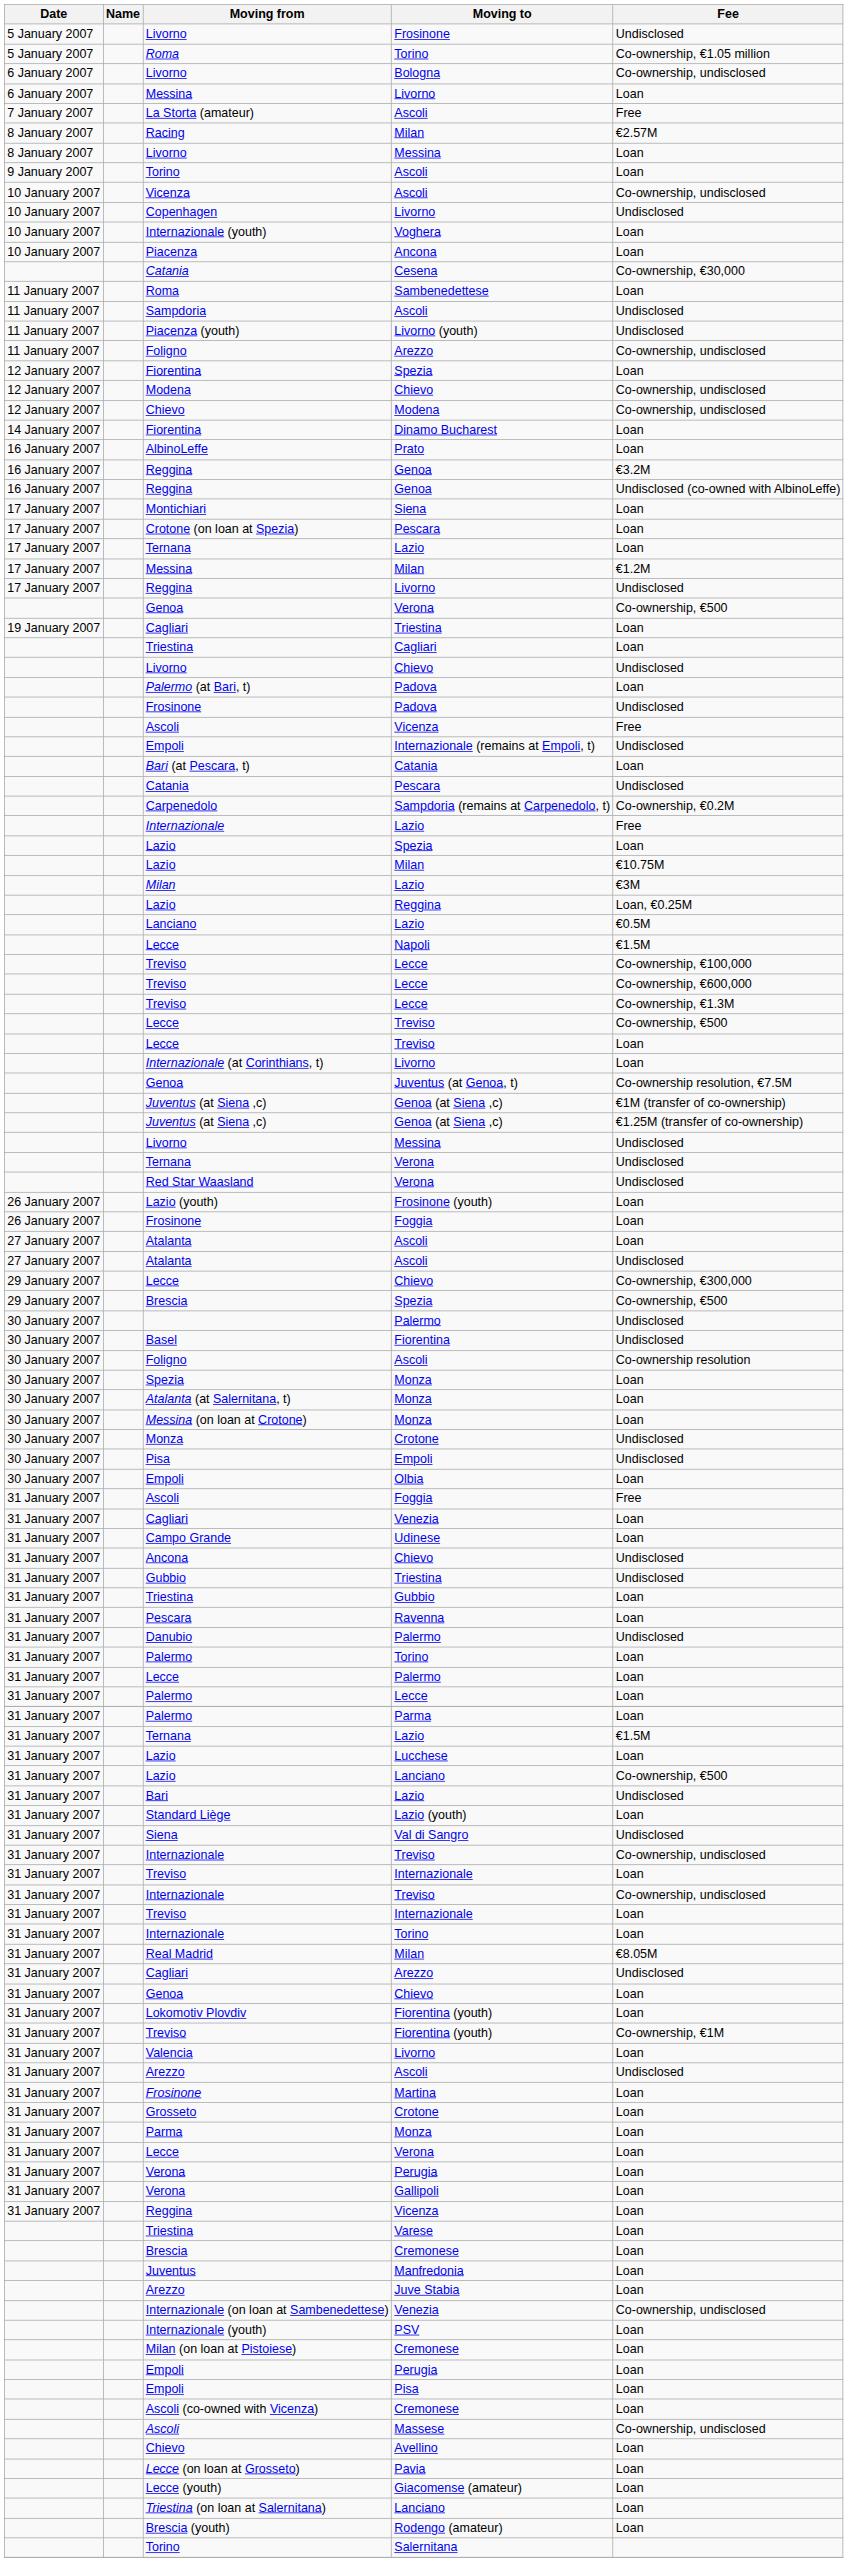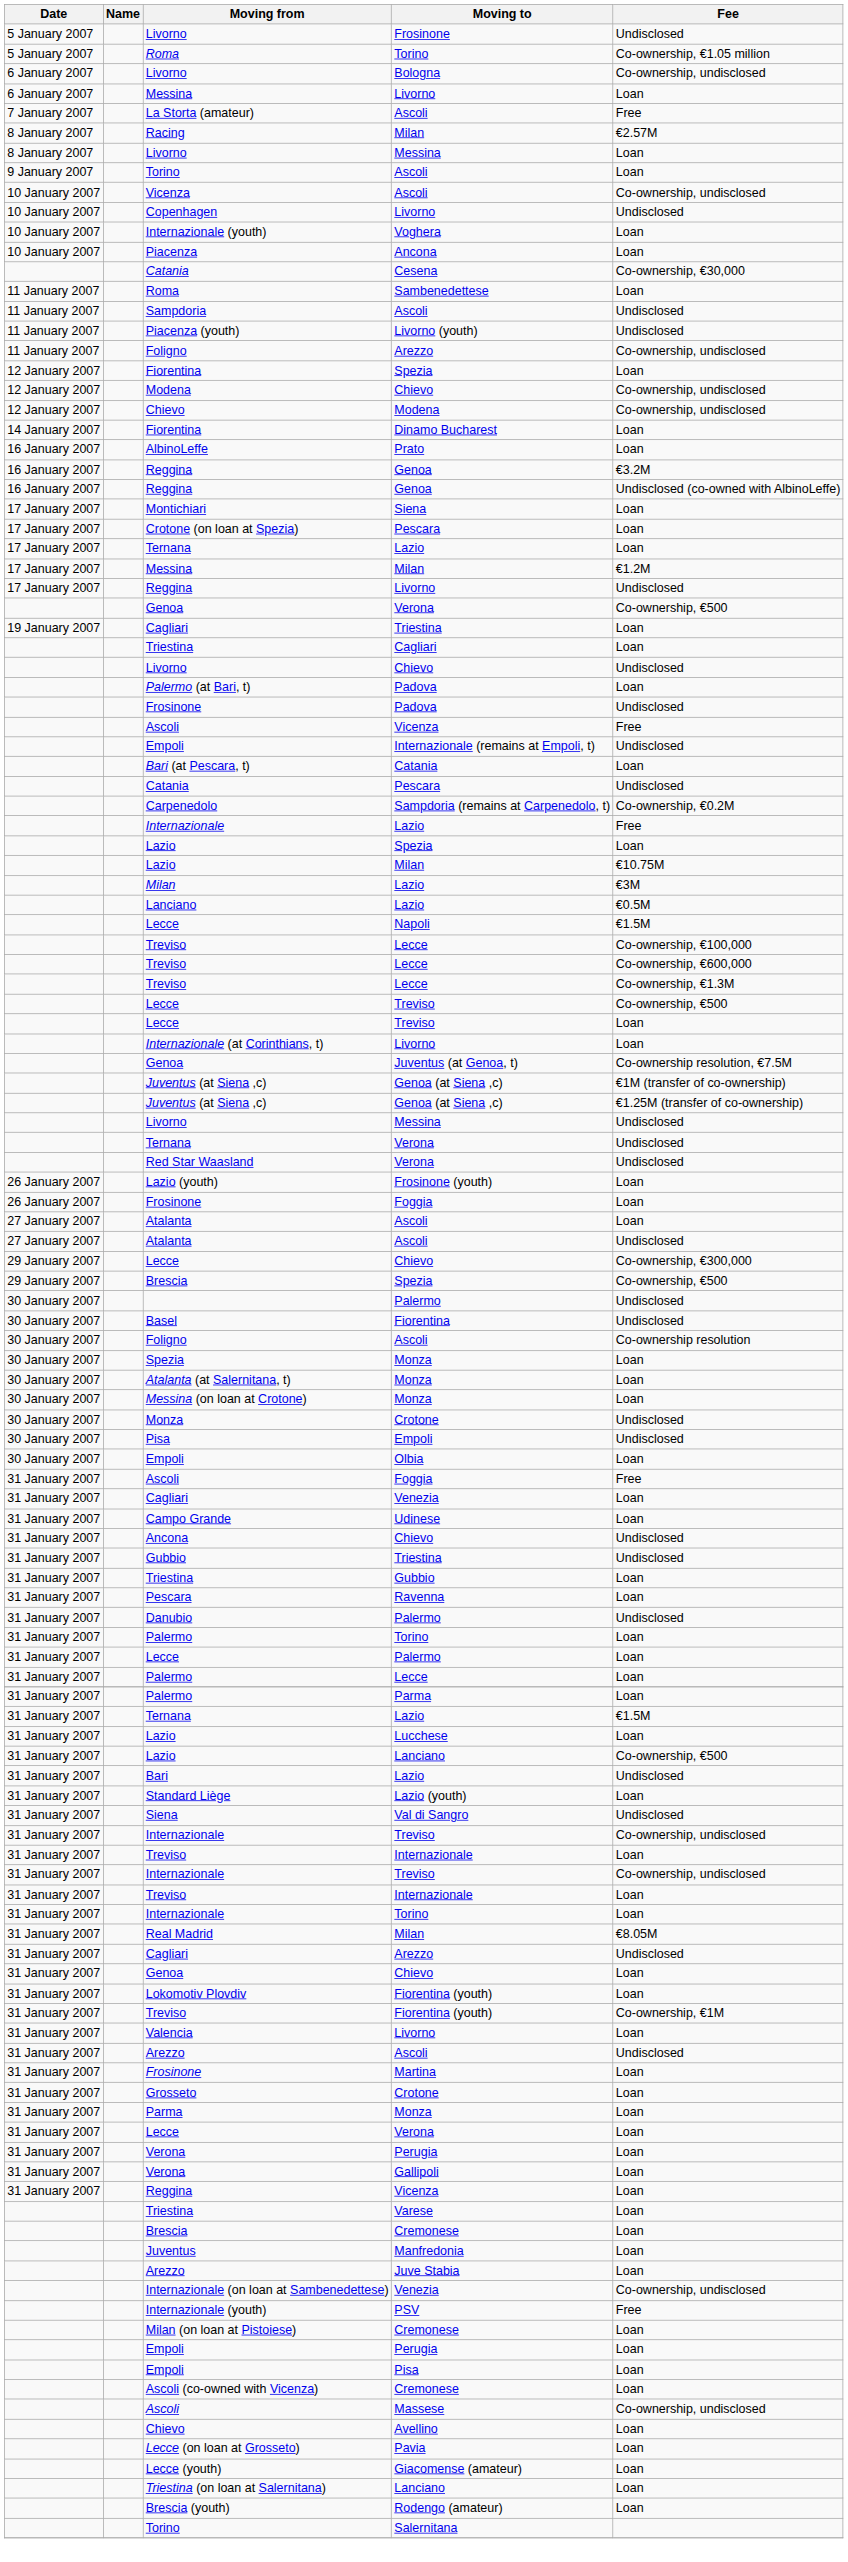- row: (161, 905)
(630, 2330) Loan -> (629, 2310) Free
